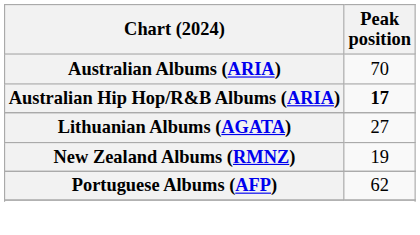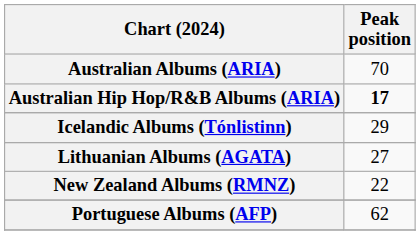+ row: (174, 127)
(380, 156) 19 -> (380, 185) 22
